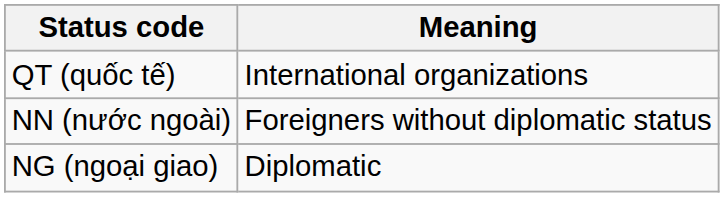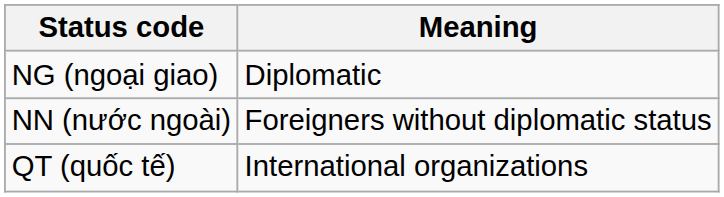rows swapped: (115, 167) <-> (94, 74)
